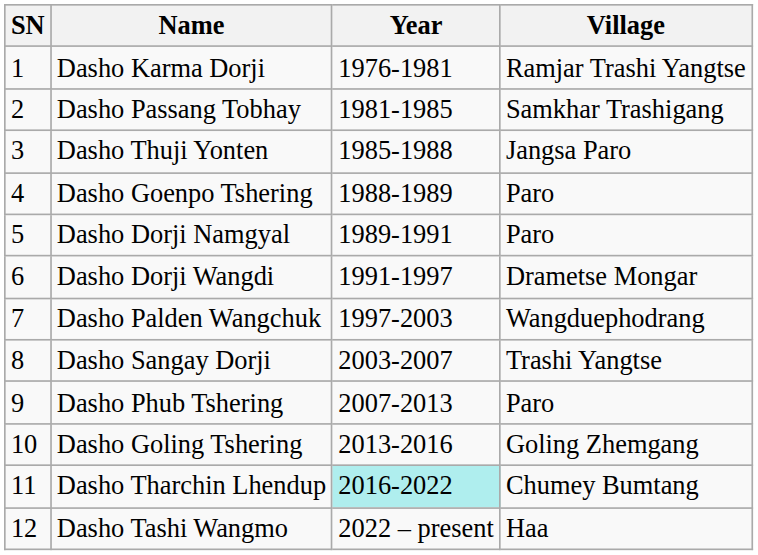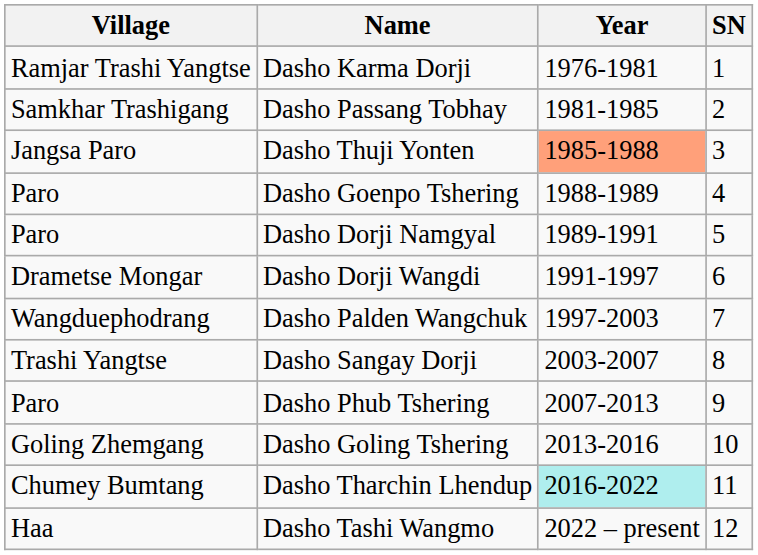columns swapped: (28, 25) <-> (626, 25)
(396, 151) no background -> (602, 151) lightsalmon background
